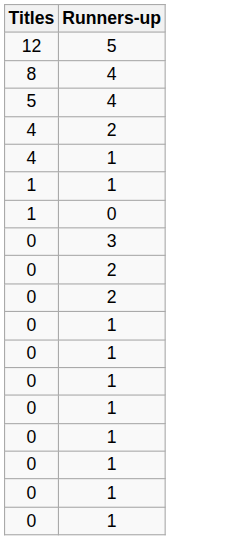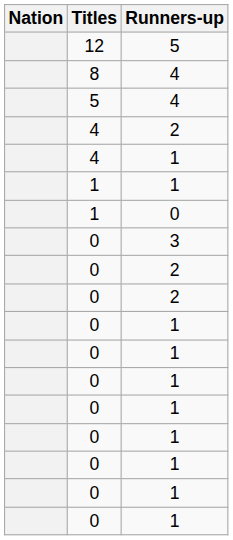+ column: (36, 18)
